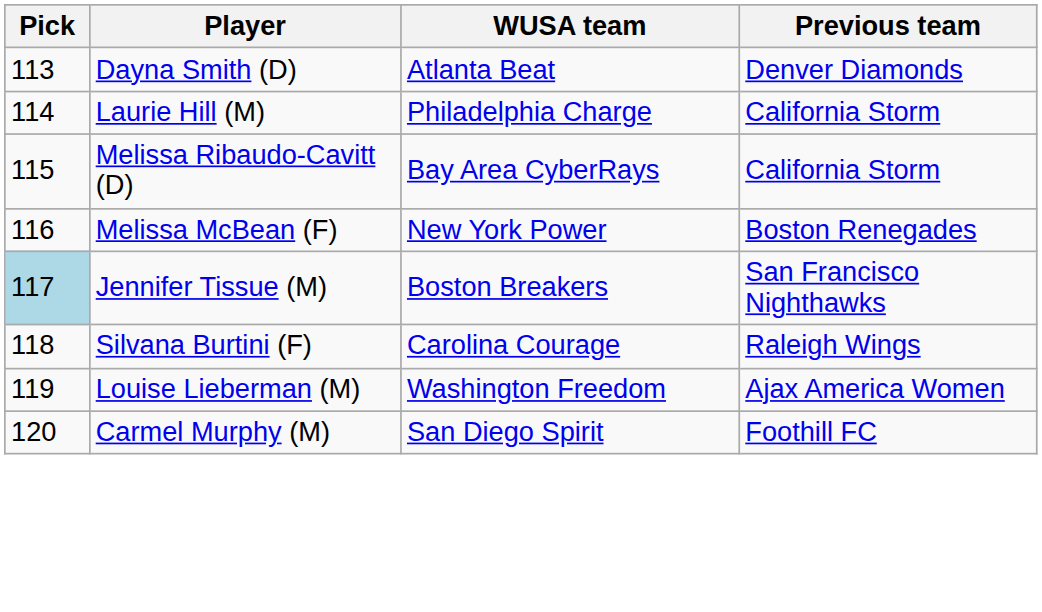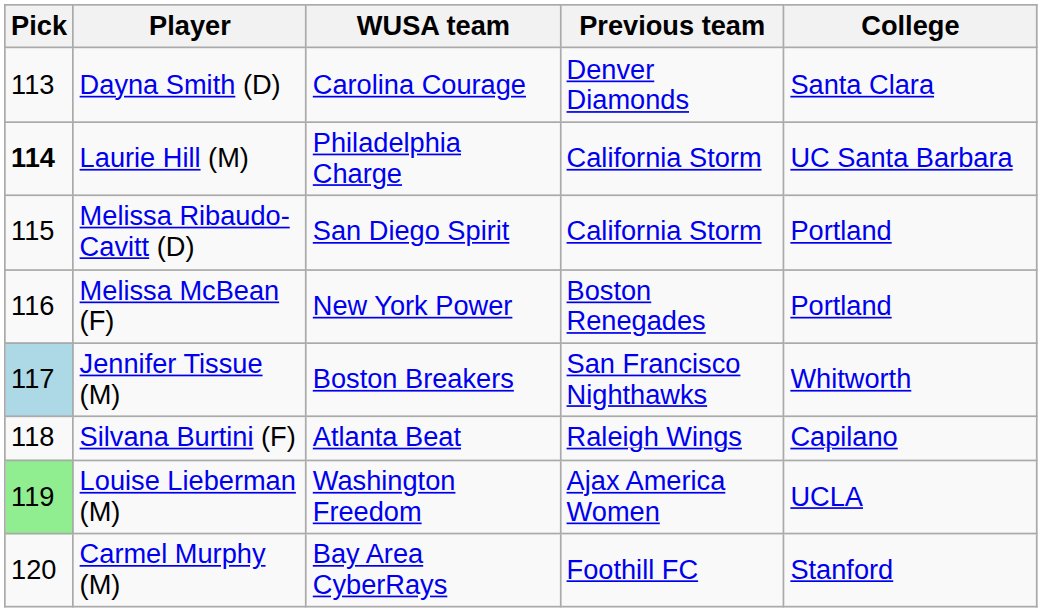+ column: (910, 26)
(481, 69) Atlanta Beat -> (419, 84) Carolina Courage
(33, 112) normal -> (33, 158) bold
(533, 170) Bay Area CyberRays -> (411, 231) San Diego Spirit
(514, 346) Carolina Courage -> (387, 437) Atlanta Beat
(33, 389) no background -> (33, 496) lightgreen background
(505, 432) San Diego Spirit -> (380, 570) Bay Area CyberRays
